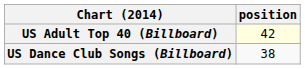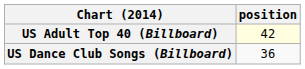(268, 54) 38 -> (268, 54) 36
